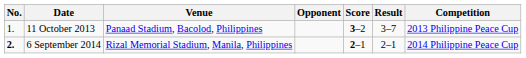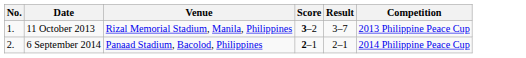- column: (319, 12)
(184, 28) Panaad Stadium, Bacolod, Philippines -> (199, 28) Rizal Memorial Stadium, Manila, Philippines
(11, 45) bold -> (11, 45) normal
(199, 45) Rizal Memorial Stadium, Manila, Philippines -> (184, 45) Panaad Stadium, Bacolod, Philippines
